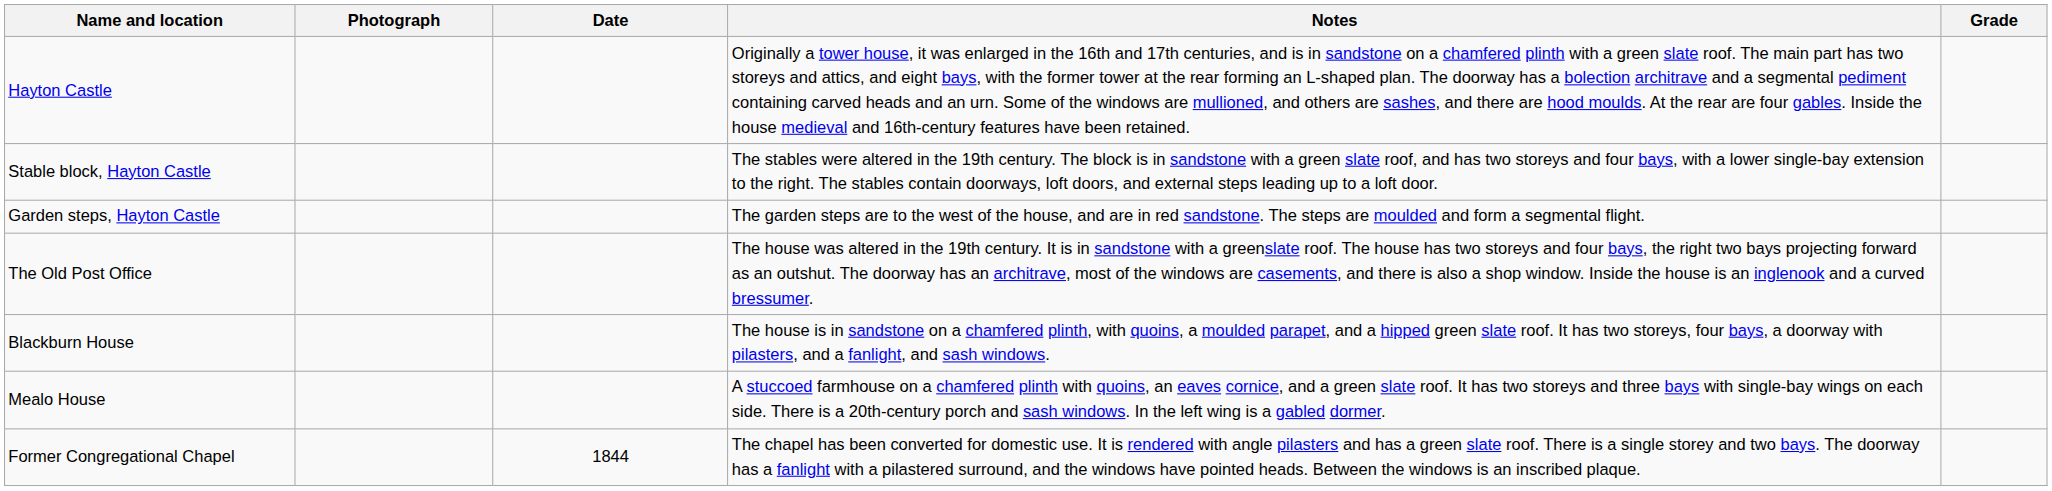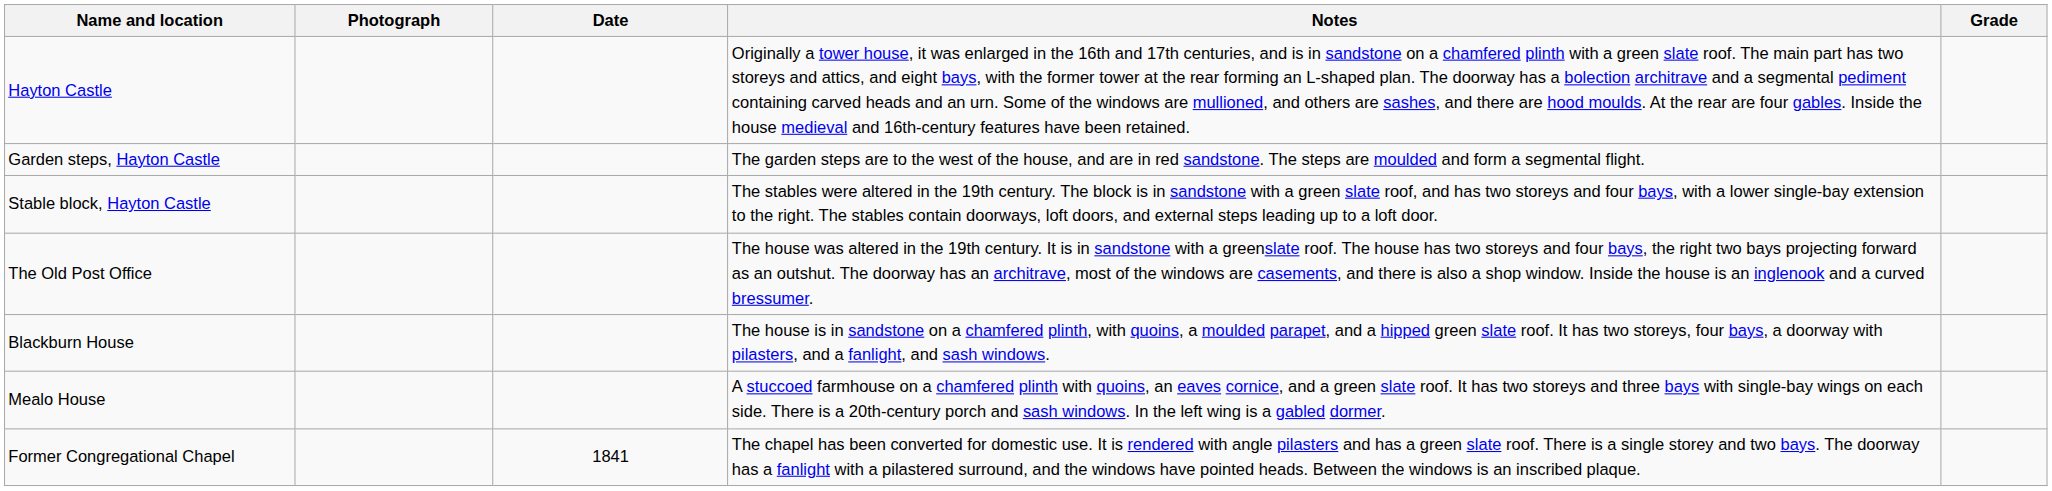rows swapped: (114, 216) <-> (110, 171)
(611, 456) 1844 -> (611, 456) 1841
